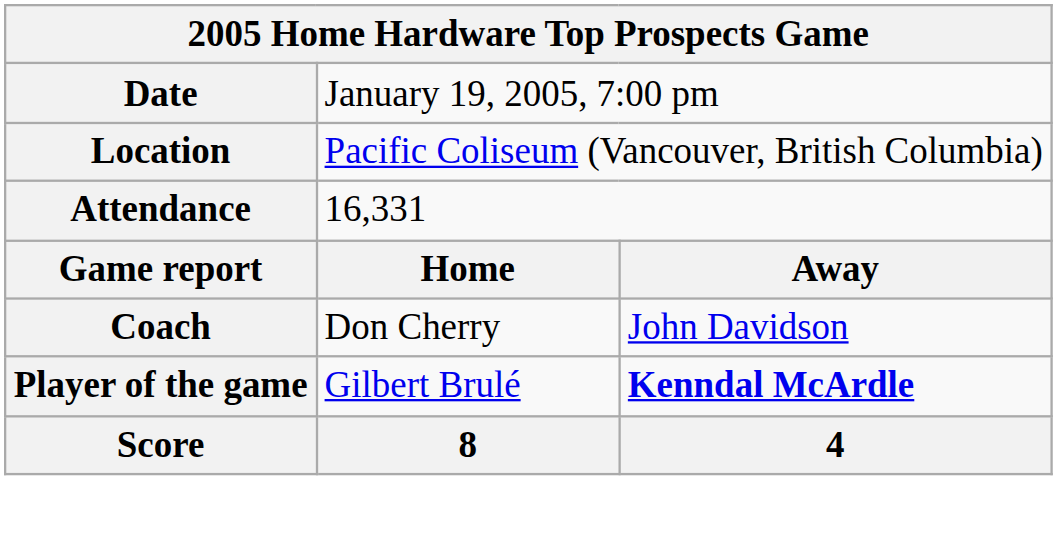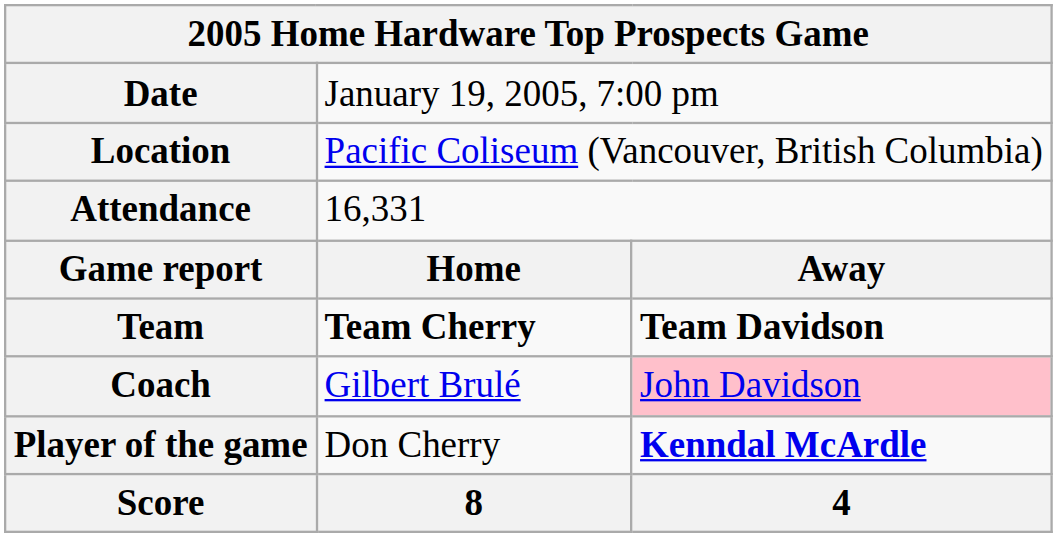+ row: (161, 326)
(412, 326) Don Cherry -> (423, 385) Gilbert Brulé
(738, 326) no background -> (750, 385) pink background
(423, 385) Gilbert Brulé -> (412, 444) Don Cherry
